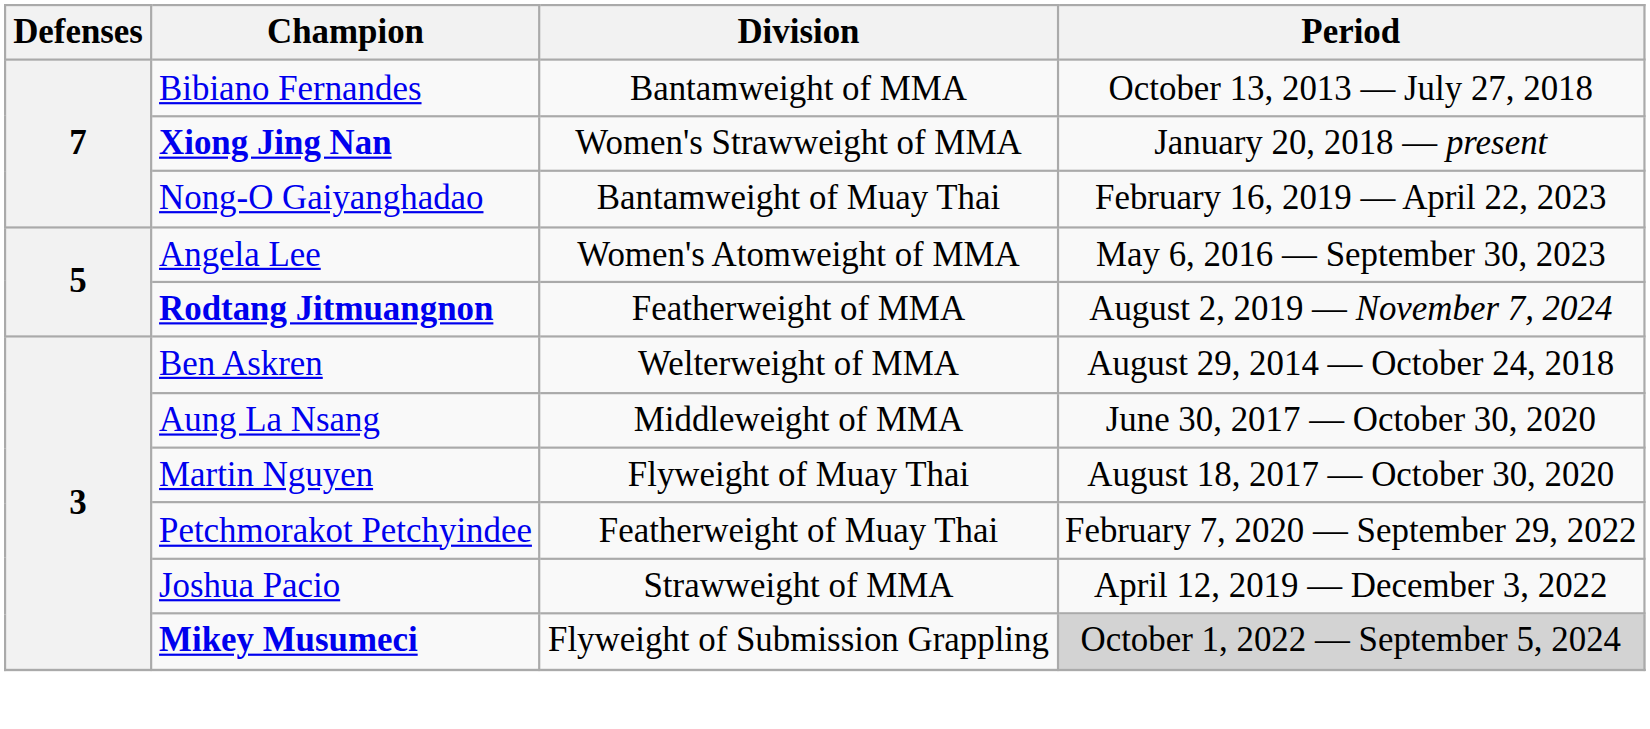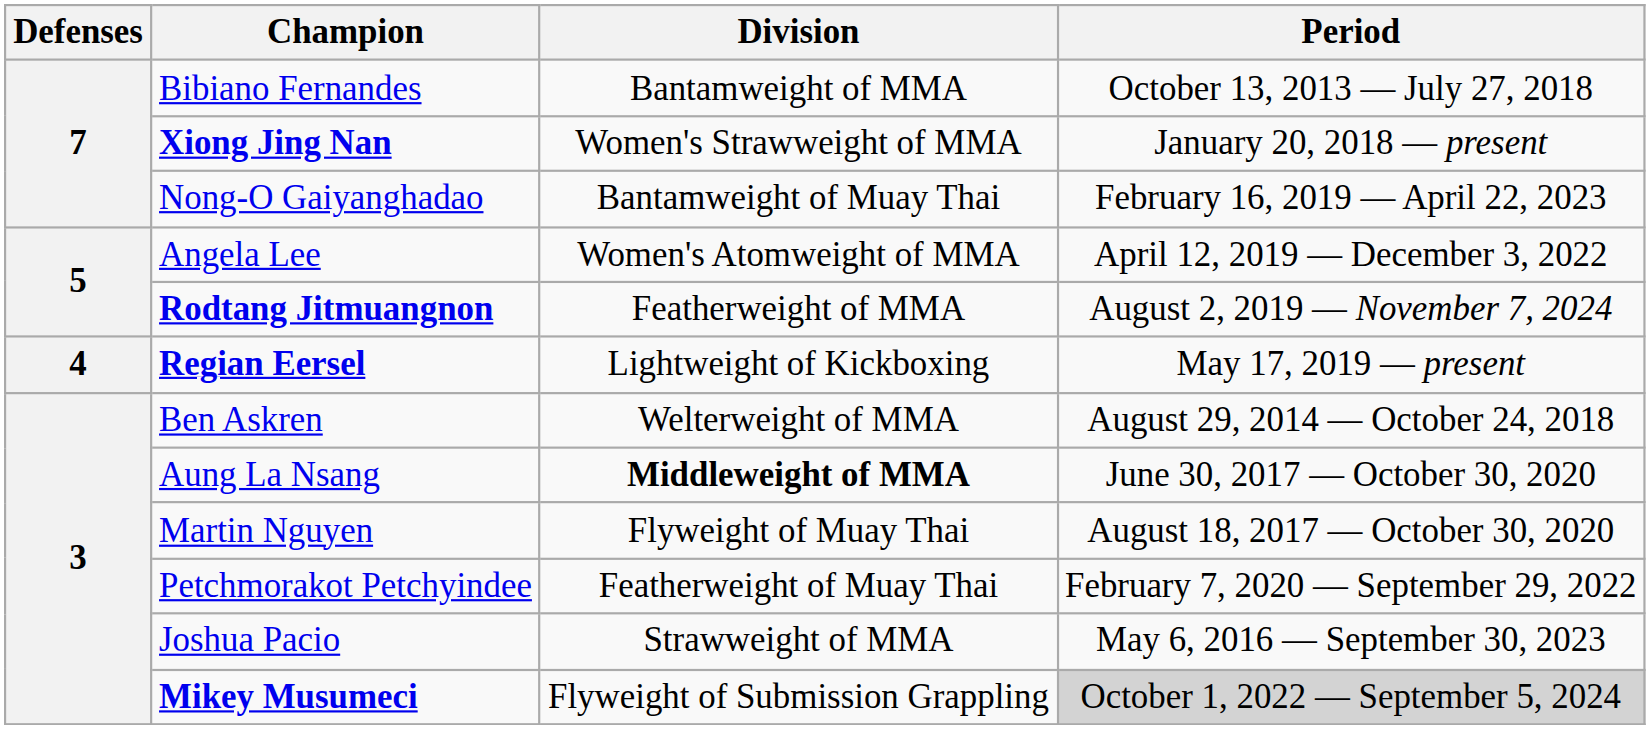(1351, 253) May 6, 2016 — September 30, 2023 -> (1351, 253) April 12, 2019 — December 3, 2022
+ row: (262, 364)
(798, 419) normal -> (798, 474) bold
(1351, 585) April 12, 2019 — December 3, 2022 -> (1351, 640) May 6, 2016 — September 30, 2023
